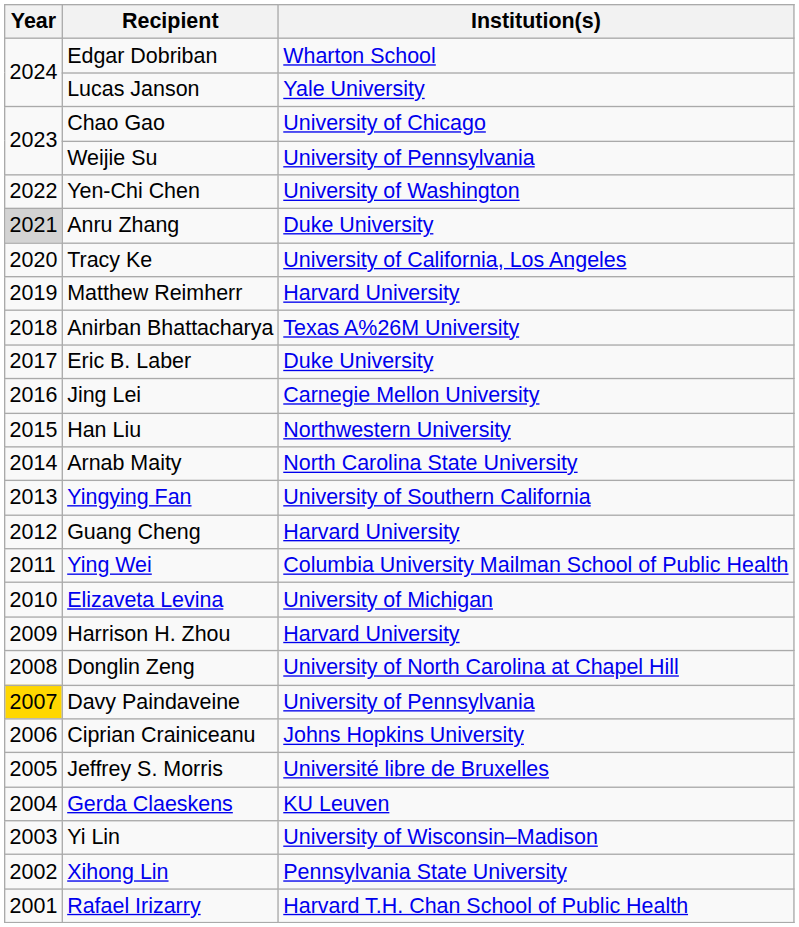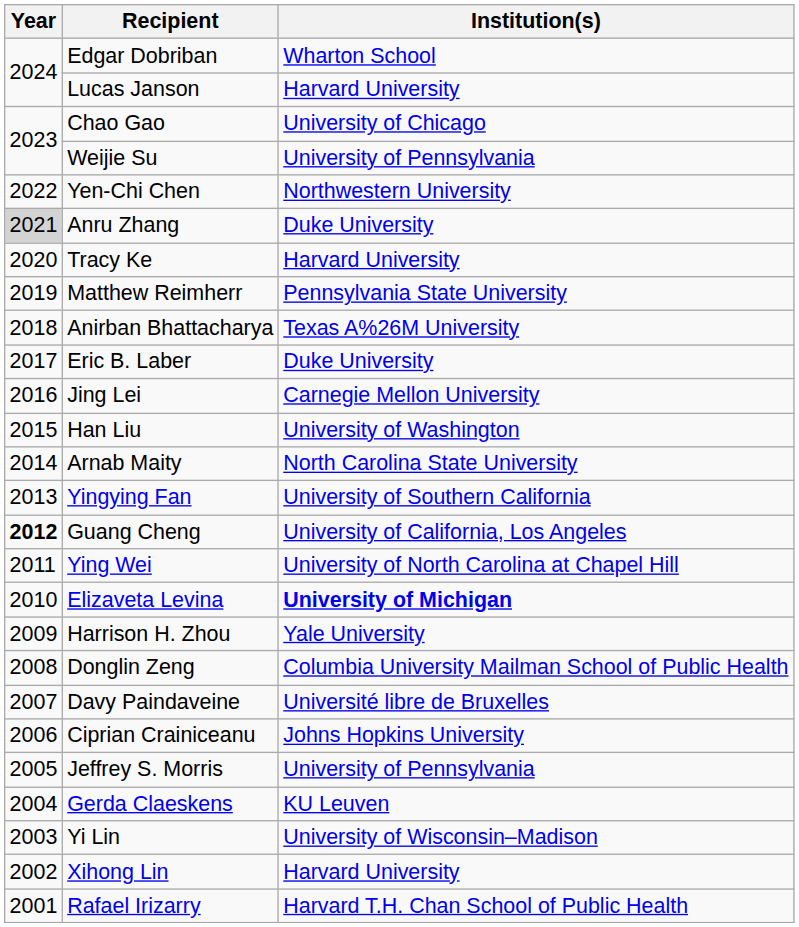(354, 89) Yale University -> (371, 89) Harvard University
(401, 191) University of Washington -> (397, 191) Northwestern University
(455, 259) University of California, Los Angeles -> (371, 259) Harvard University
(371, 293) Harvard University -> (425, 293) Pennsylvania State University
(397, 429) Northwestern University -> (401, 429) University of Washington
(33, 531) normal -> (33, 531) bold
(371, 531) Harvard University -> (455, 531) University of California, Los Angeles
(536, 565) Columbia University Mailman School of Public Health -> (481, 565) University of North Carolina at Chapel Hill
(388, 599) normal -> (398, 599) bold
(371, 633) Harvard University -> (354, 633) Yale University
(481, 667) University of North Carolina at Chapel Hill -> (536, 667) Columbia University Mailman School of Public Health
(33, 701) gold background -> (33, 701) no background
(409, 701) University of Pennsylvania -> (416, 701) Université libre de Bruxelles
(416, 769) Université libre de Bruxelles -> (409, 769) University of Pennsylvania
(425, 871) Pennsylvania State University -> (371, 871) Harvard University
